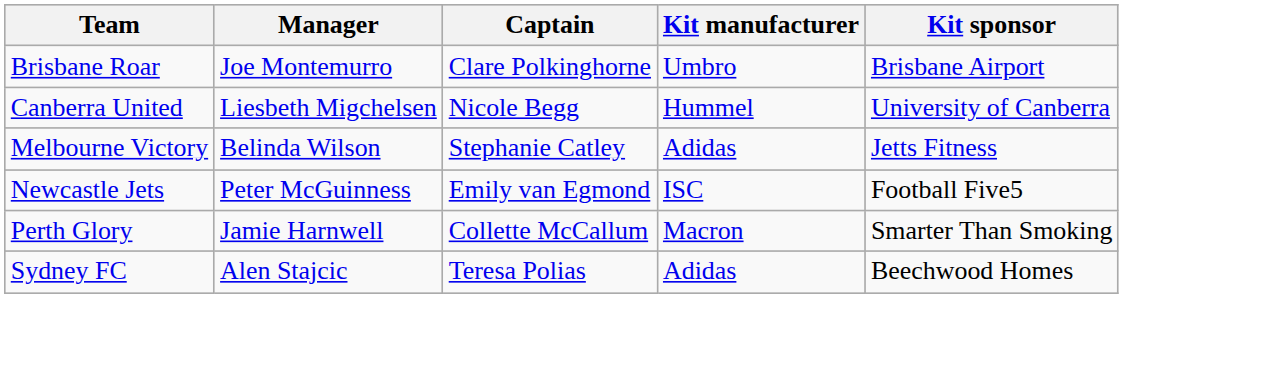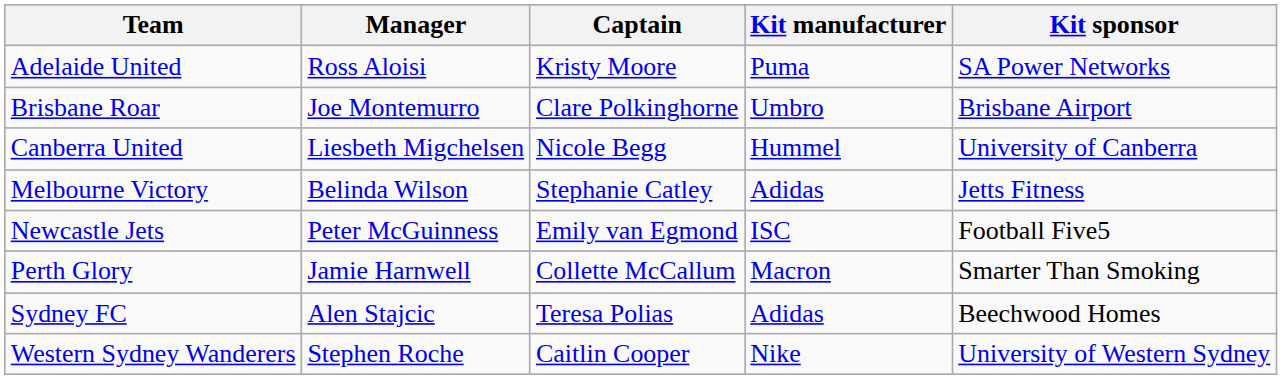+ row: (96, 66)
+ row: (153, 353)
